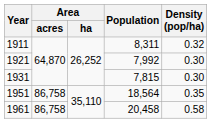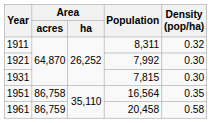(144, 93) 18,564 -> (144, 93) 16,564
(50, 110) 86,758 -> (50, 110) 86,759
